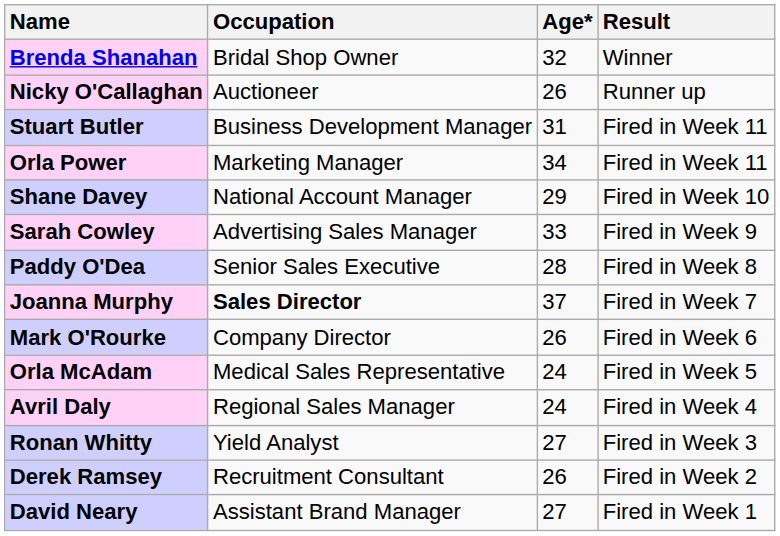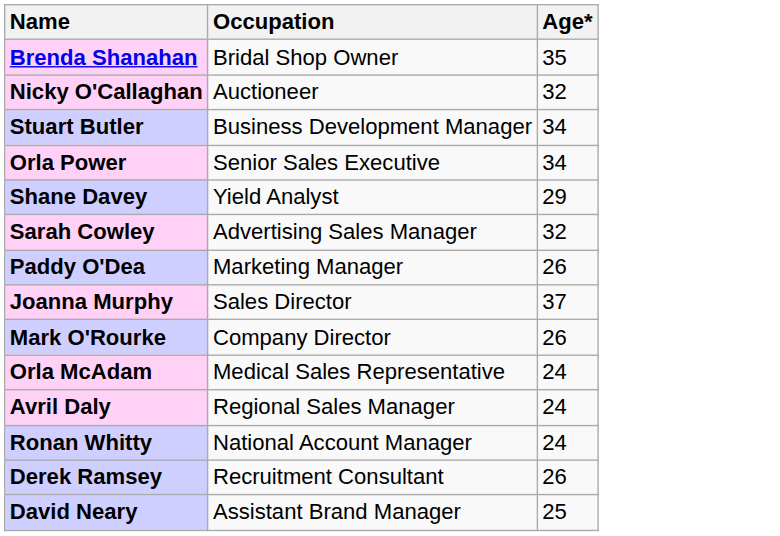- column: (636, 22)
(555, 57) 32 -> (555, 57) 35
(555, 92) 26 -> (555, 92) 32
(555, 127) 31 -> (555, 127) 34
(308, 162) Marketing Manager -> (326, 162) Senior Sales Executive
(342, 197) National Account Manager -> (276, 197) Yield Analyst
(555, 232) 33 -> (555, 232) 32
(326, 267) Senior Sales Executive -> (308, 267) Marketing Manager
(555, 267) 28 -> (555, 267) 26
(287, 302) bold -> (282, 302) normal
(276, 442) Yield Analyst -> (342, 442) National Account Manager
(555, 442) 27 -> (555, 442) 24
(555, 512) 27 -> (555, 512) 25
